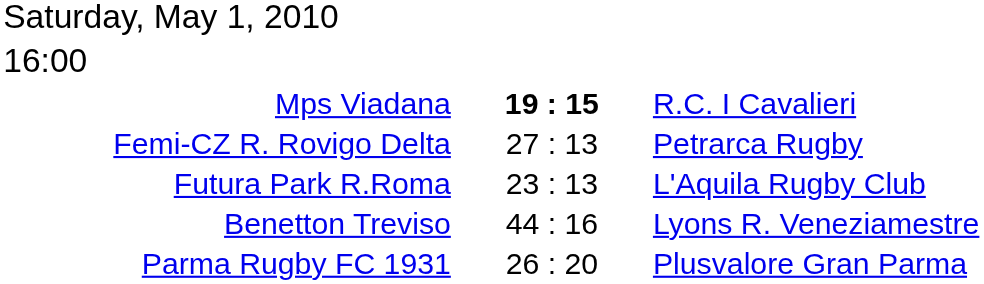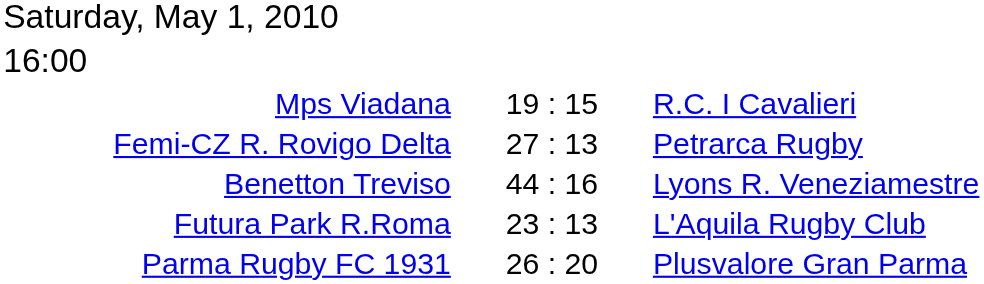(552, 103) bold -> (552, 103) normal
rows swapped: (312, 183) <-> (337, 223)
